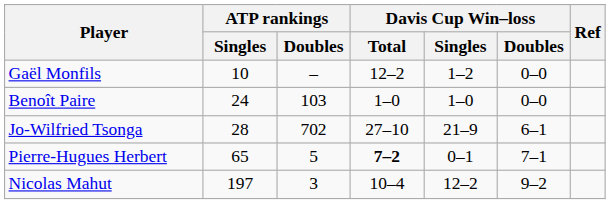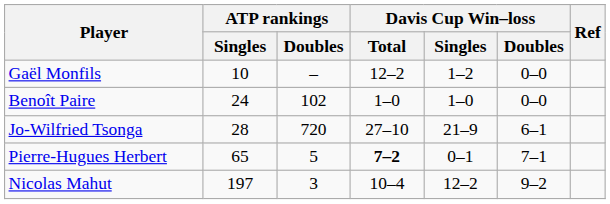(313, 101) 103 -> (313, 101) 102
(313, 128) 702 -> (313, 128) 720
